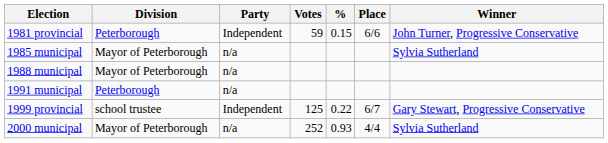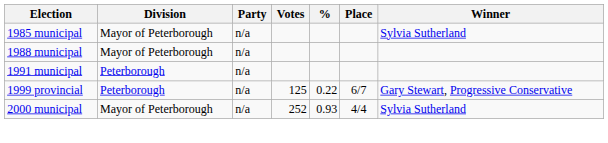- row: (45, 33)
(128, 109) school trustee -> (132, 90) Peterborough
(252, 109) Independent -> (243, 90) n/a
